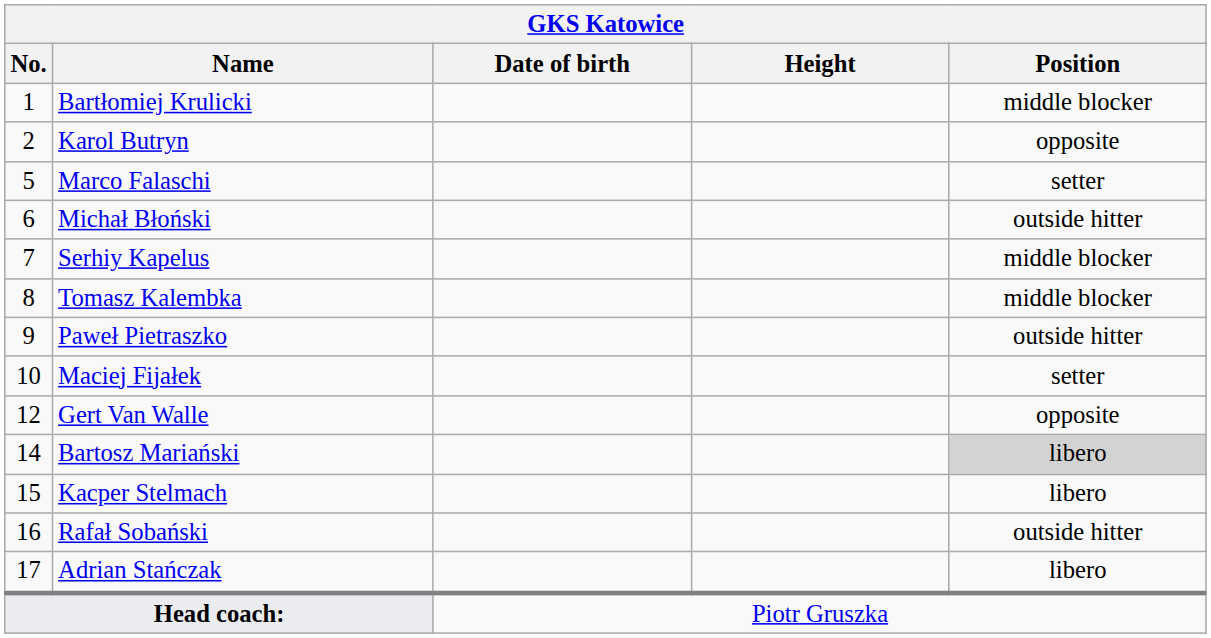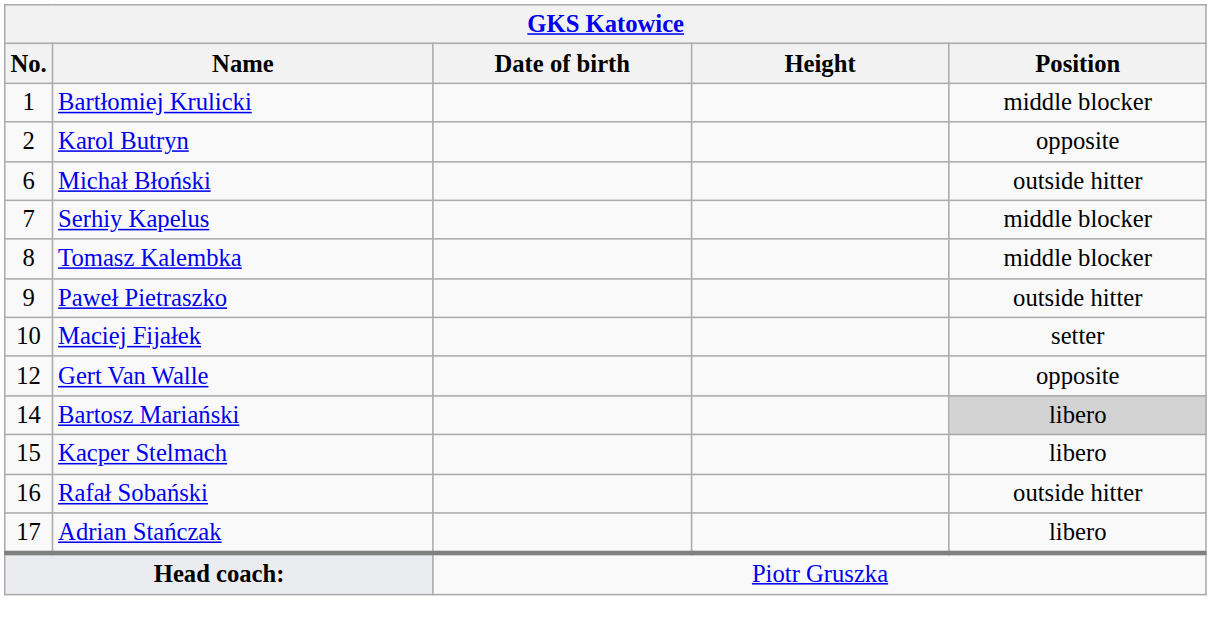- row: (134, 180)
